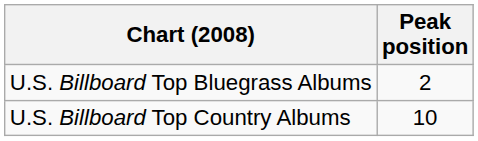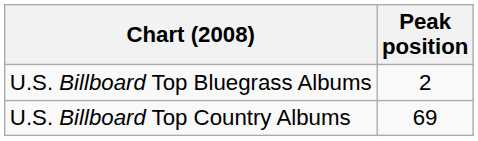(425, 117) 10 -> (425, 117) 69
